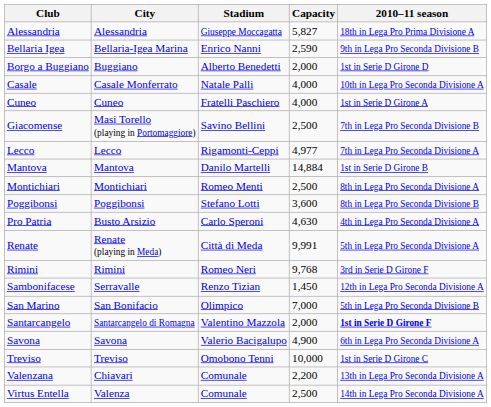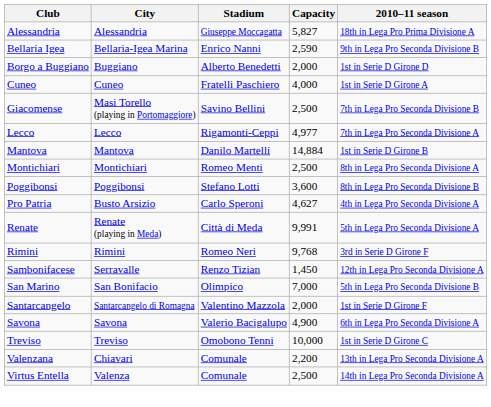- row: (22, 84)
(305, 221) 4,630 -> (305, 203) 4,627
(386, 322) bold -> (384, 305) normal
